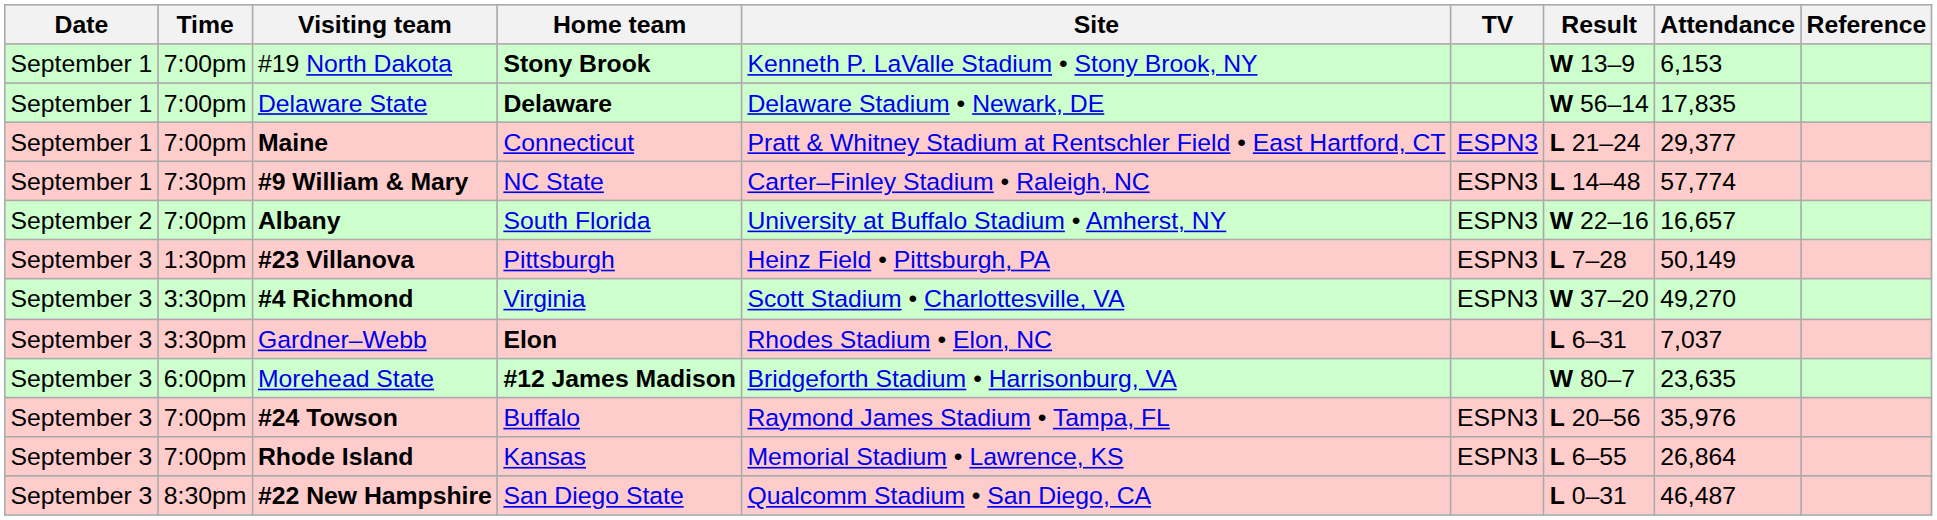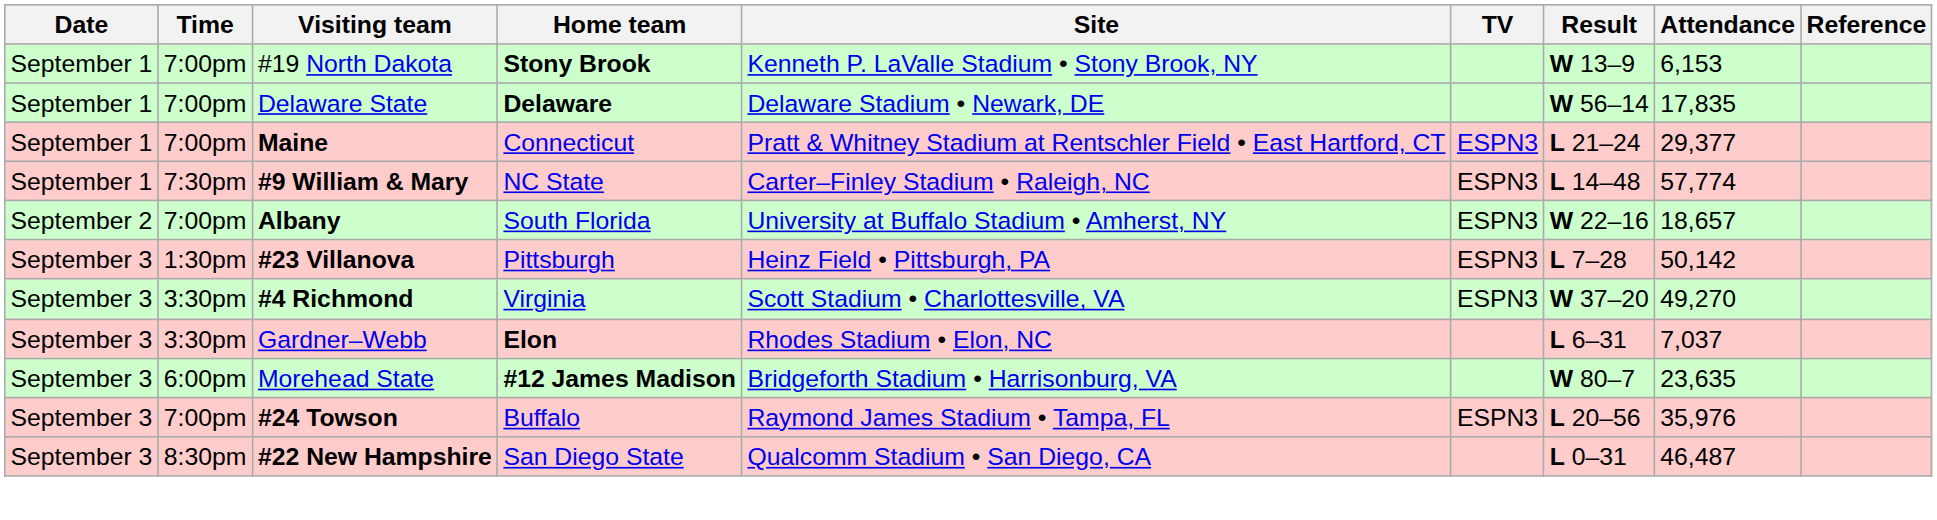(1698, 221) 16,657 -> (1698, 221) 18,657
(1698, 260) 50,149 -> (1698, 260) 50,142
- row: (336, 456)
